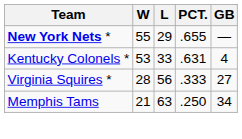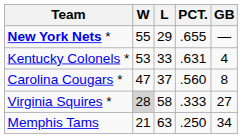+ row: (65, 79)
(143, 79) no background -> (143, 101) lightgrey background
(164, 79) 56 -> (164, 101) 58
